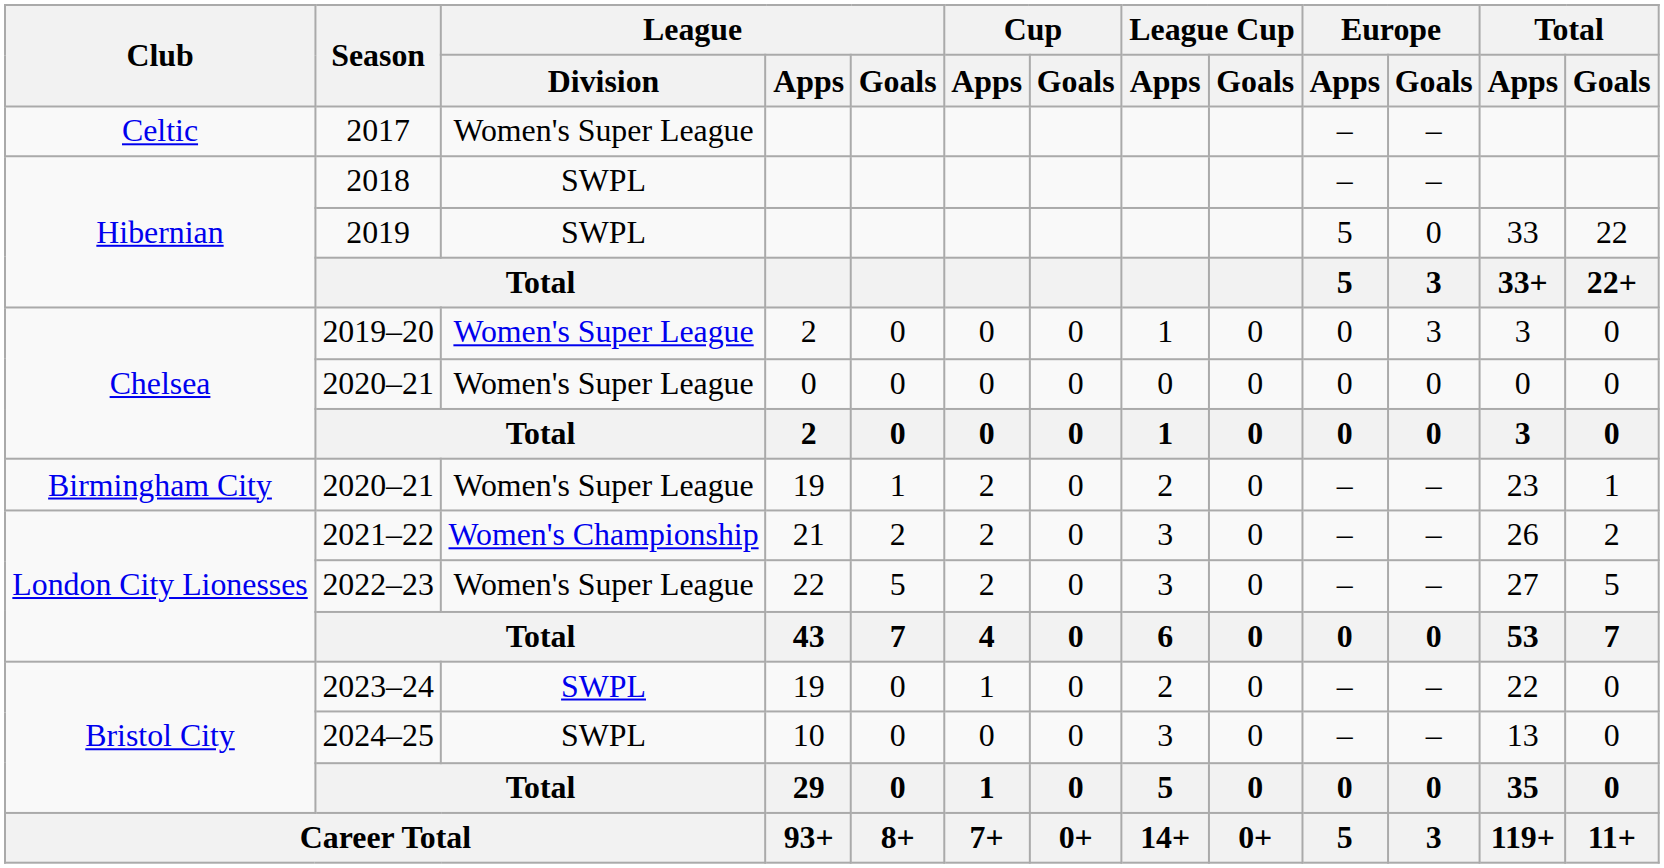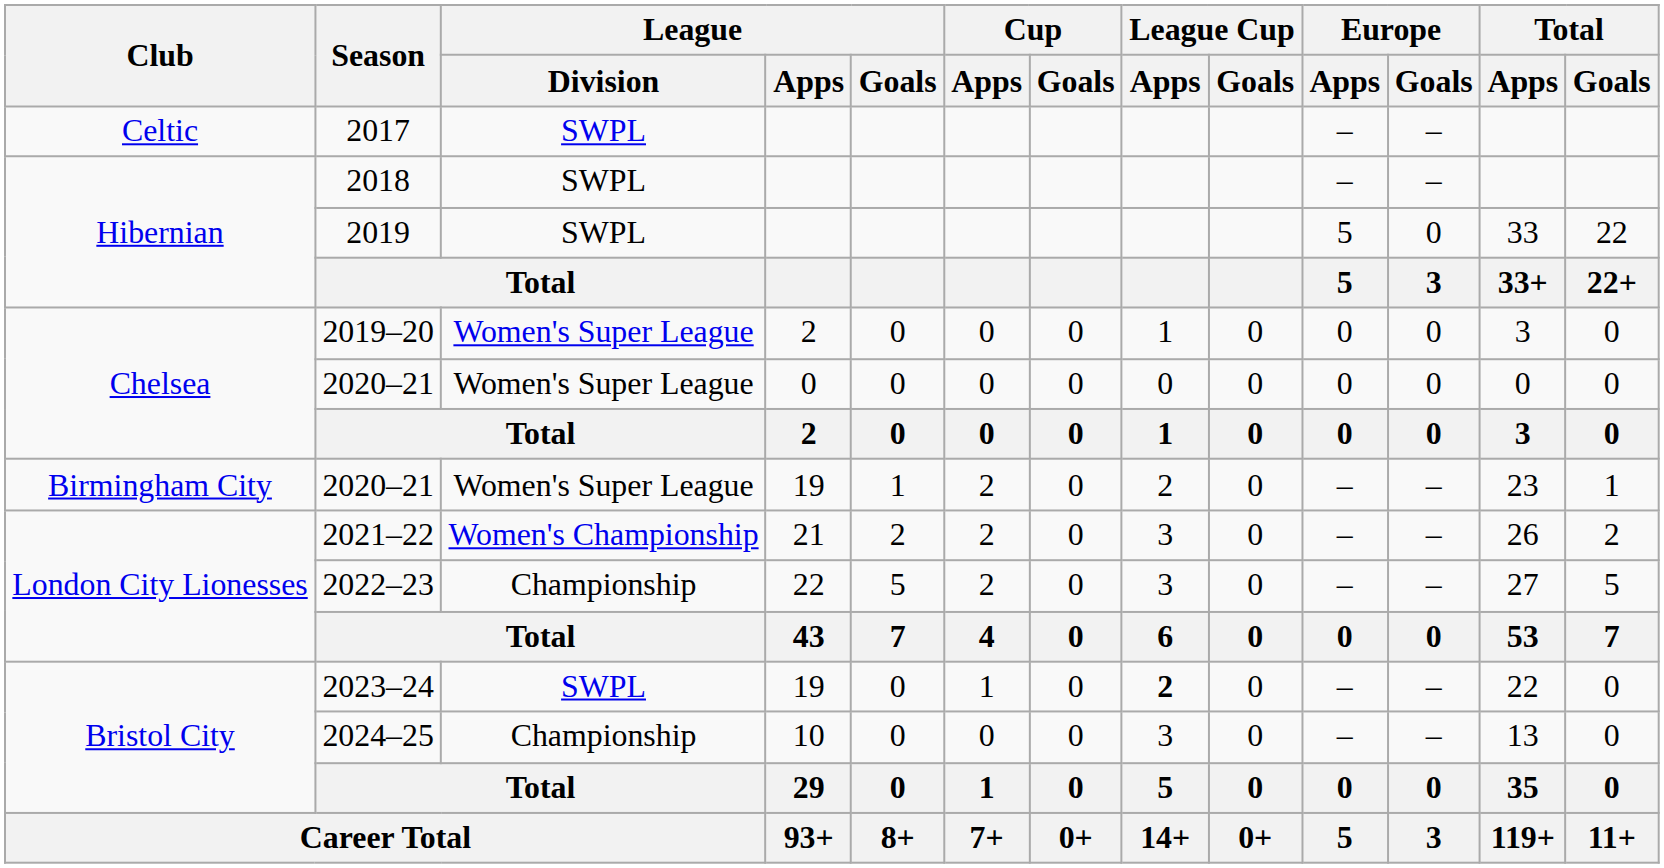(604, 130) Women's Super League -> (604, 130) SWPL
(1434, 332) 3 -> (1434, 332) 0
(604, 585) Women's Super League -> (604, 585) Championship
(1165, 686) normal -> (1165, 686) bold
(604, 736) SWPL -> (604, 736) Championship
